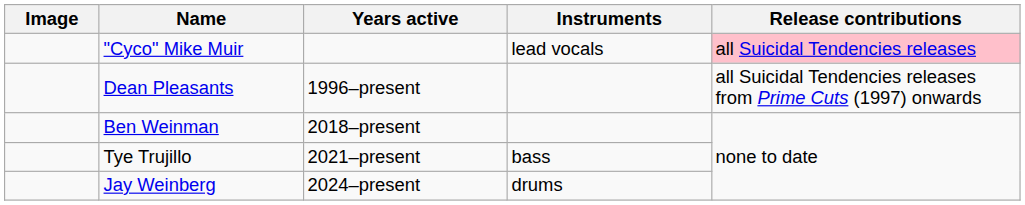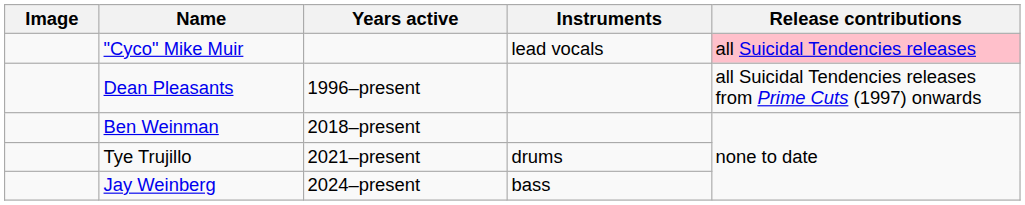(531, 156) bass -> (537, 156) drums
(537, 185) drums -> (531, 185) bass
